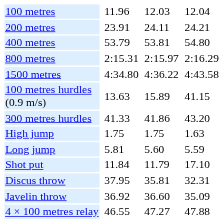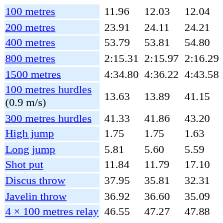(157, 96) 15.89 -> (157, 96) 13.89
